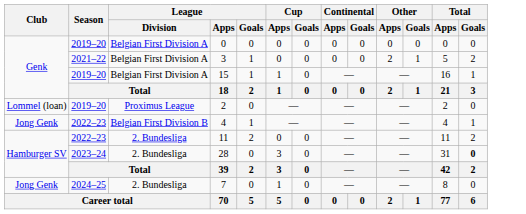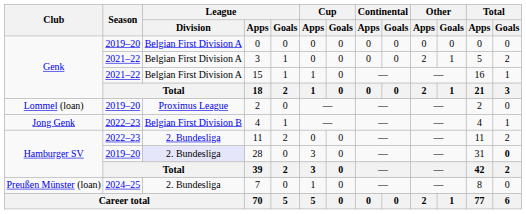(89, 75) 2019–20 -> (123, 75) 2021–22
(89, 153) 2023–24 -> (123, 153) 2019–20
(159, 153) no background -> (193, 153) lavender background
(37, 185) Jong Genk -> (54, 185) Preußen Münster (loan)
